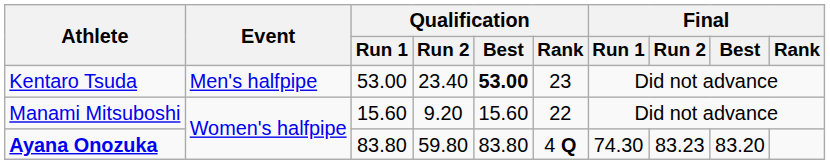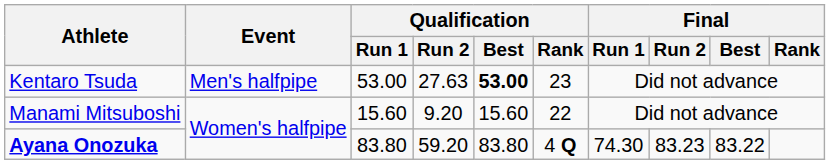(443, 82) 23.40 -> (443, 82) 27.63
(443, 145) 59.80 -> (443, 145) 59.20
(740, 145) 83.20 -> (740, 145) 83.22
